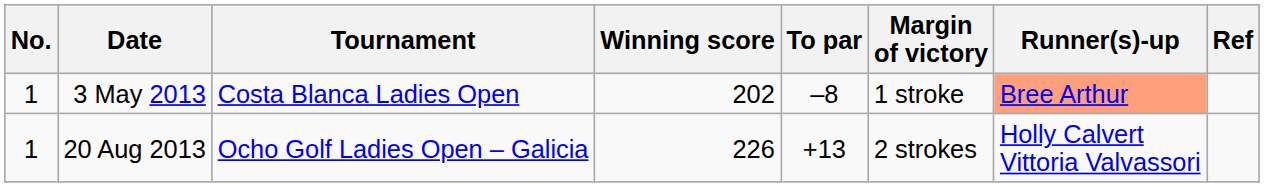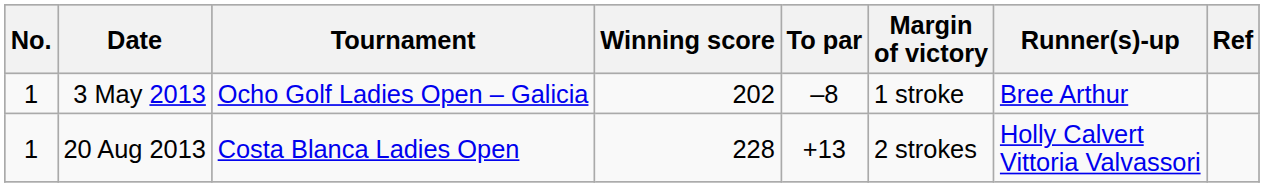(369, 94) Costa Blanca Ladies Open -> (403, 94) Ocho Golf Ladies Open – Galicia
(1064, 94) lightsalmon background -> (1064, 94) no background
(403, 148) Ocho Golf Ladies Open – Galicia -> (369, 148) Costa Blanca Ladies Open
(754, 148) 226 -> (754, 148) 228
